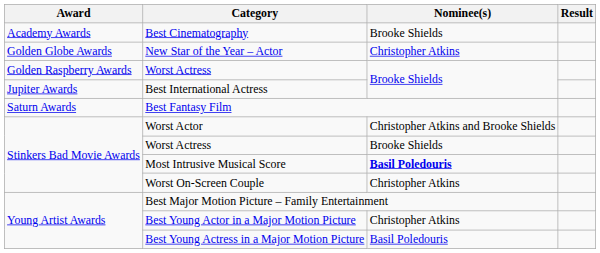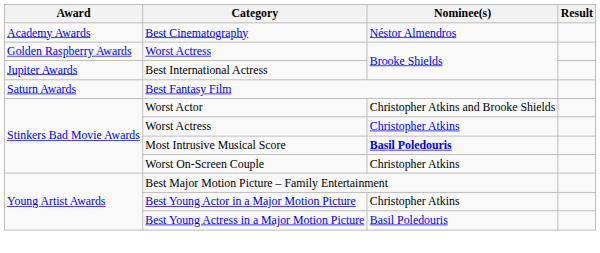(406, 32) Brooke Shields -> (413, 32) Néstor Almendros
- row: (60, 51)
(406, 145) Brooke Shields -> (415, 126) Christopher Atkins
